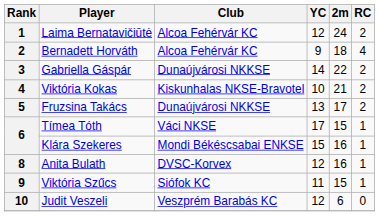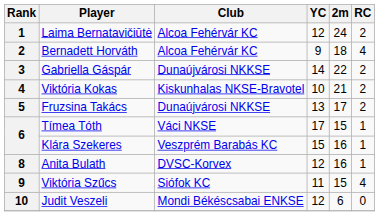(231, 145) Mondi Békéscsabai ENKSE -> (217, 145) Veszprém Barabás KC
(363, 182) 1 -> (363, 182) 4
(217, 201) Veszprém Barabás KC -> (231, 201) Mondi Békéscsabai ENKSE
